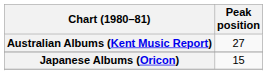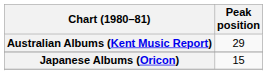(239, 43) 27 -> (239, 43) 29
